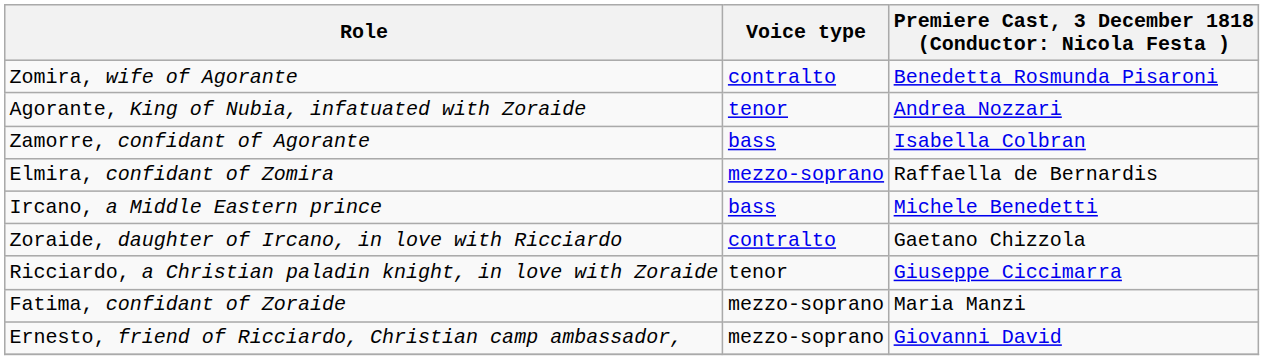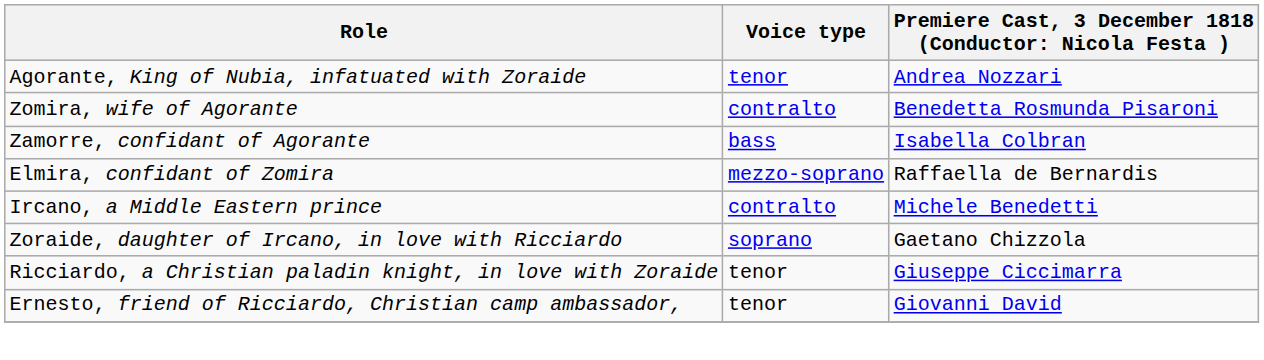rows swapped: (298, 109) <-> (154, 77)
(752, 207) bass -> (782, 207) contralto
(782, 240) contralto -> (770, 240) soprano
- row: (178, 305)
(806, 338) mezzo-soprano -> (758, 305) tenor
